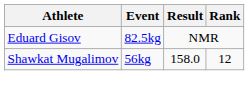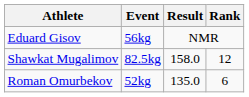(143, 37) 82.5kg -> (138, 37) 56kg
(138, 59) 56kg -> (143, 59) 82.5kg
+ row: (60, 81)
